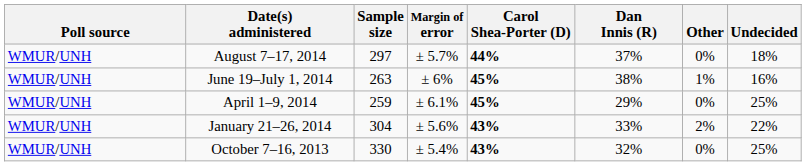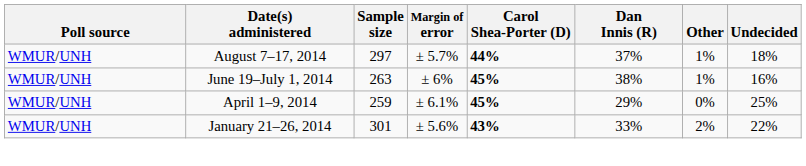(705, 56) 0% -> (705, 56) 1%
(381, 126) 304 -> (381, 126) 301
- row: (270, 149)
